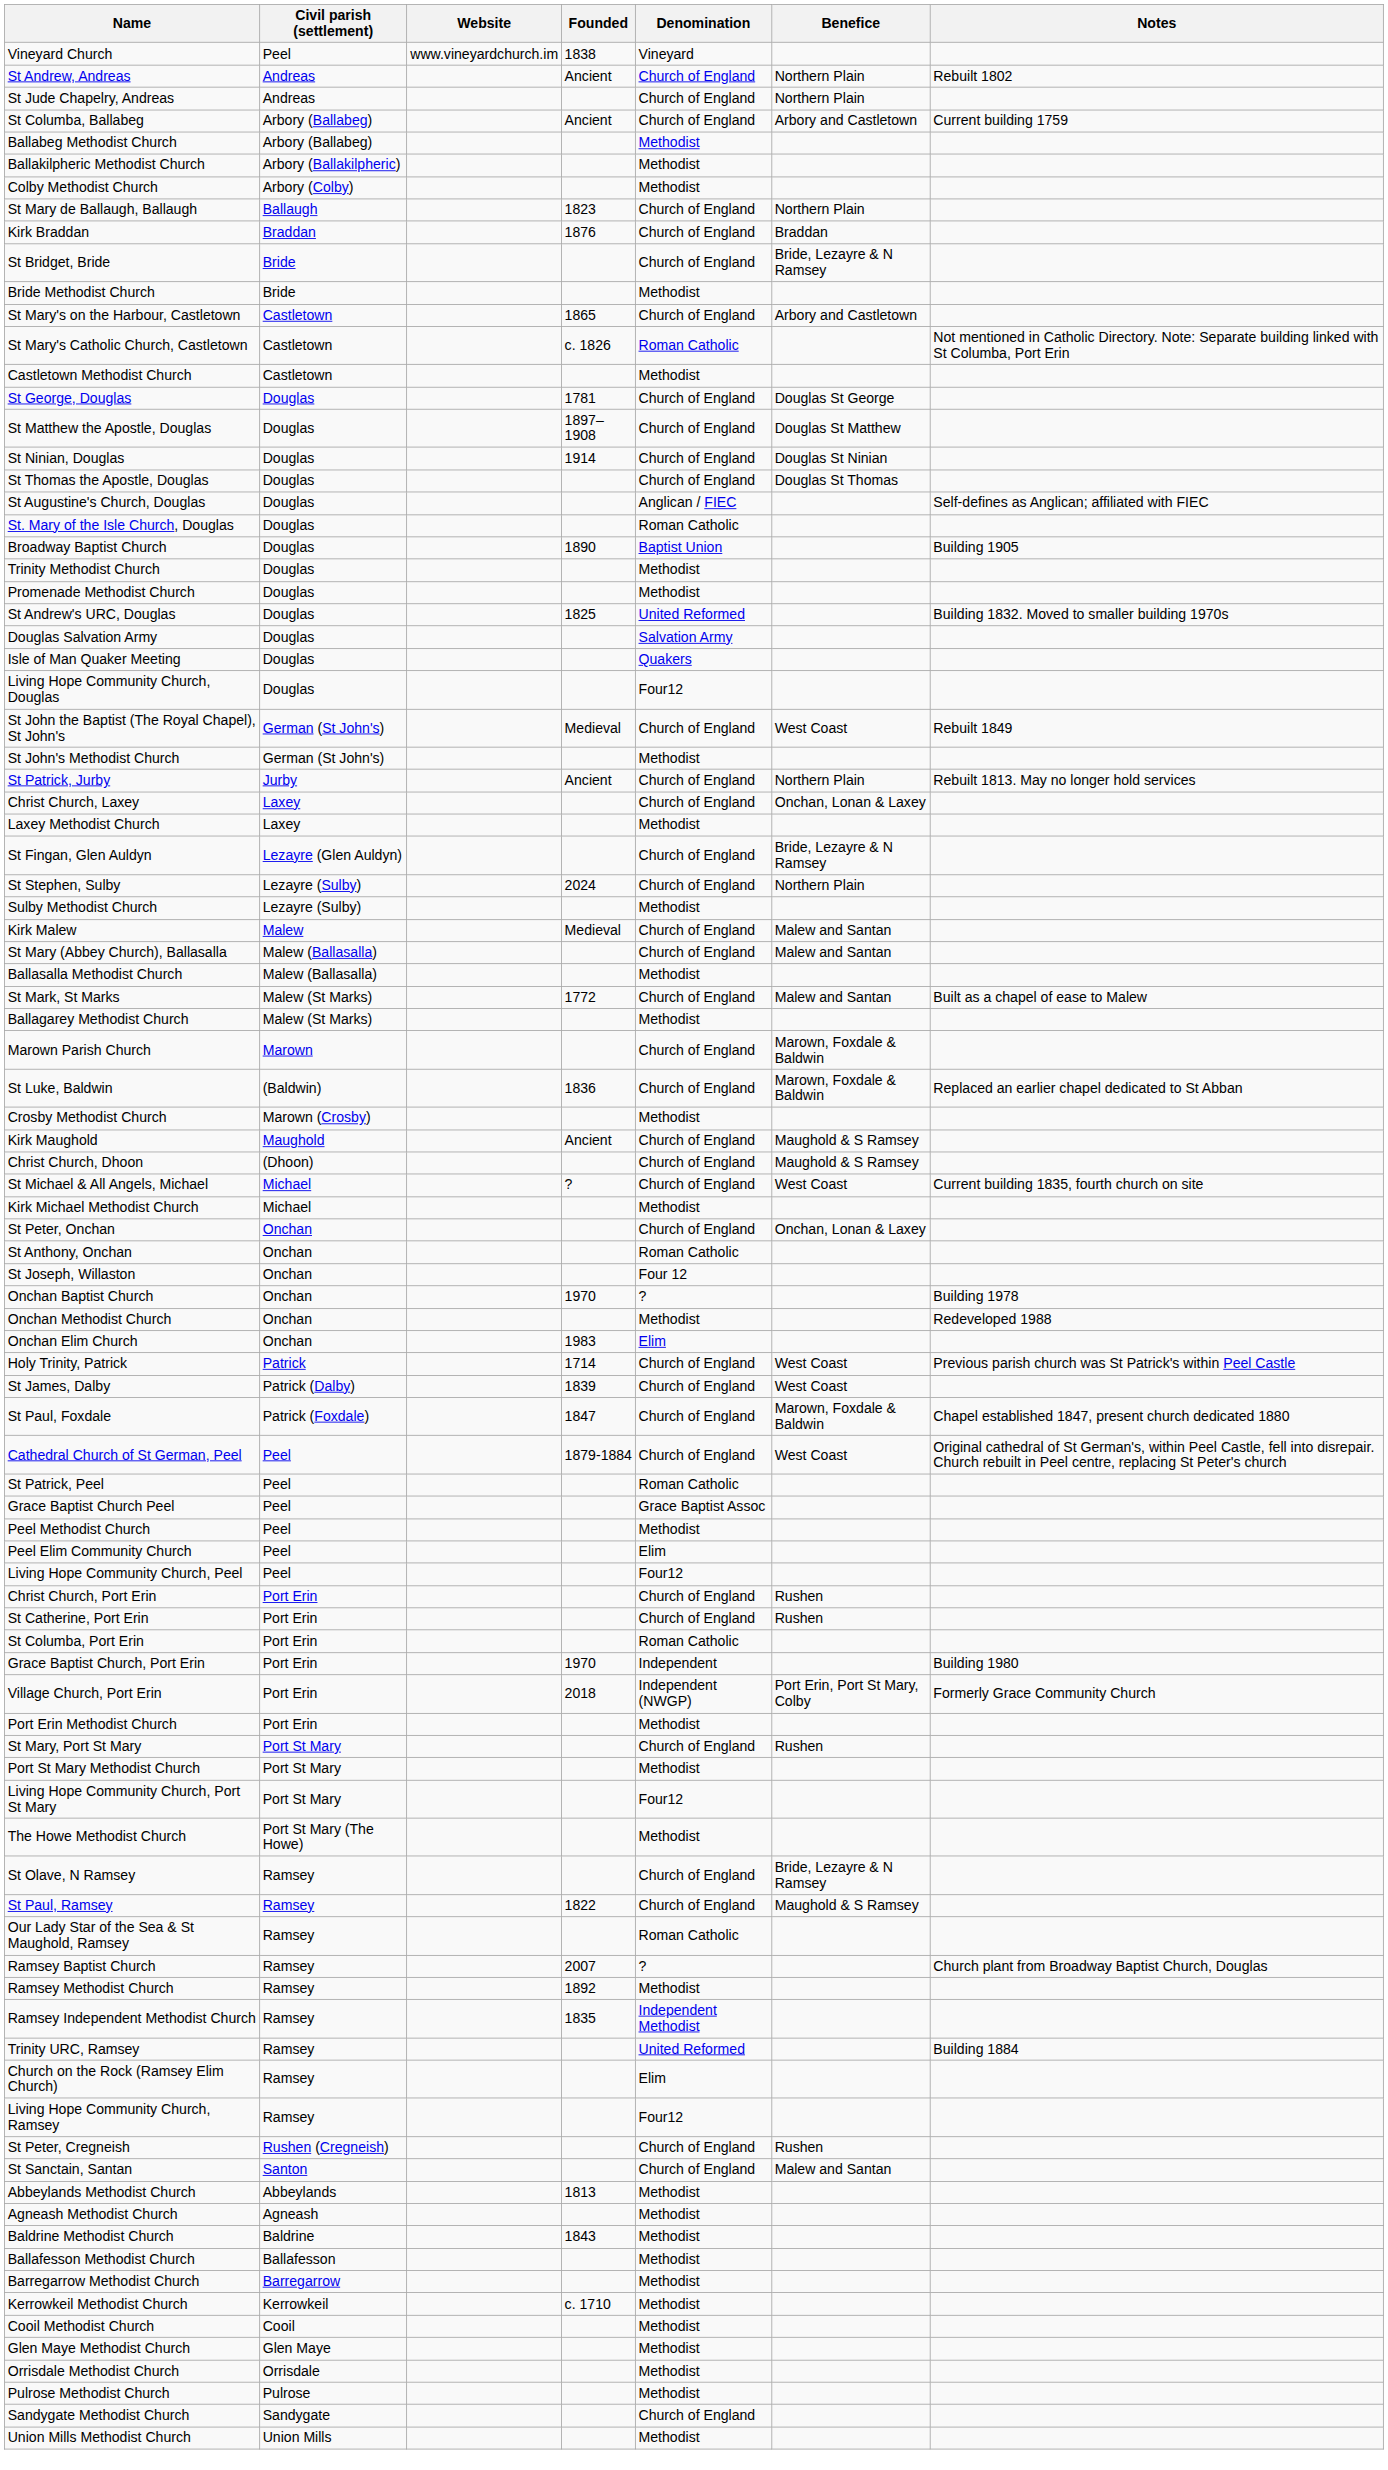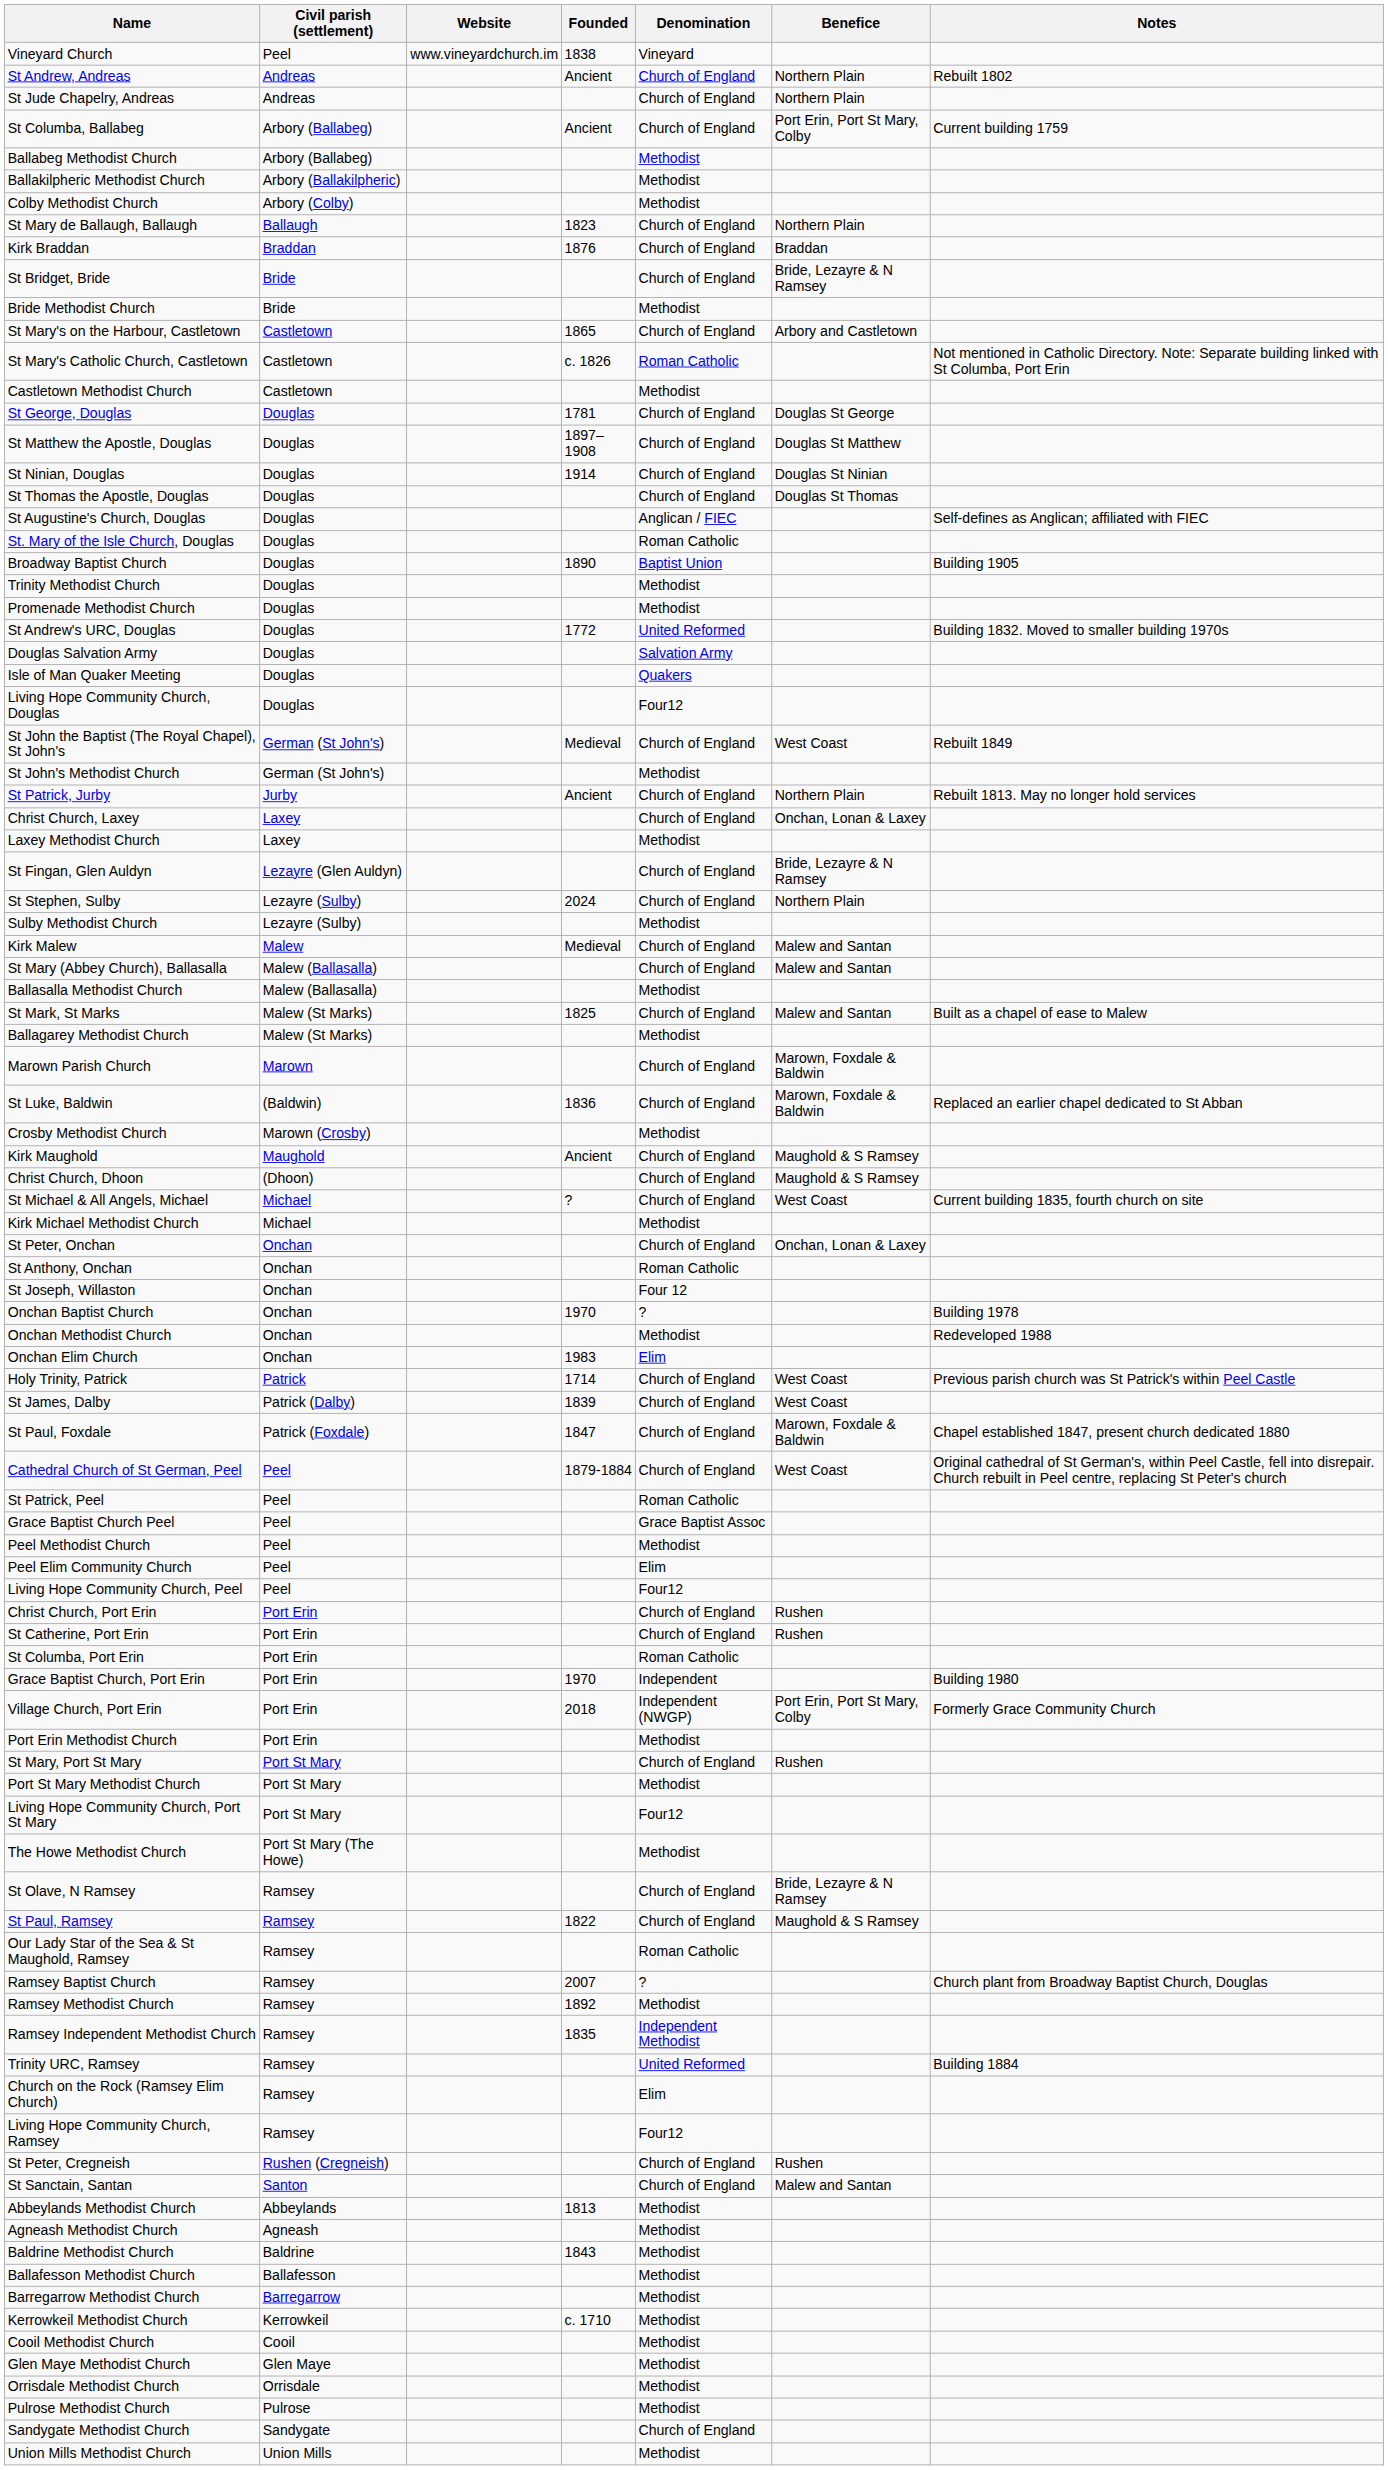(846, 120) Arbory and Castletown -> (847, 128) Port Erin, Port St Mary, Colby
(580, 614) 1825 -> (580, 630) 1772
(580, 997) 1772 -> (580, 1013) 1825
